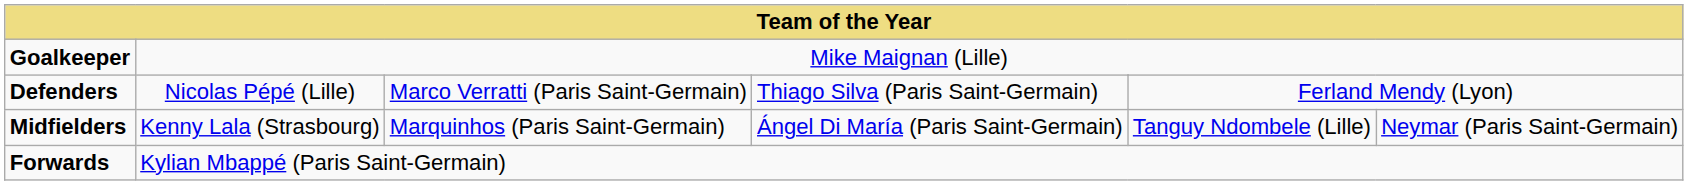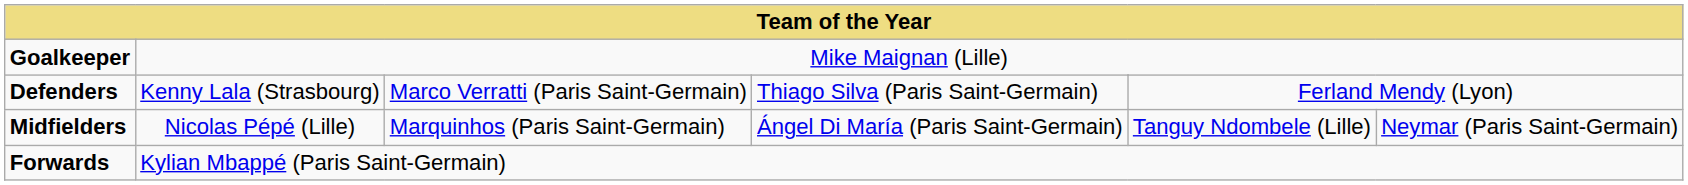(260, 92) Nicolas Pépé (Lille) -> (260, 92) Kenny Lala (Strasbourg)
(260, 127) Kenny Lala (Strasbourg) -> (260, 127) Nicolas Pépé (Lille)
